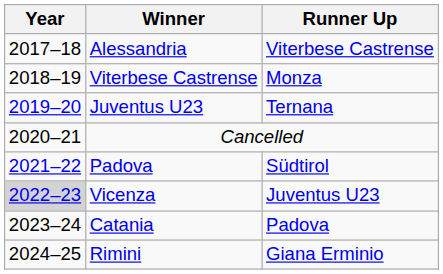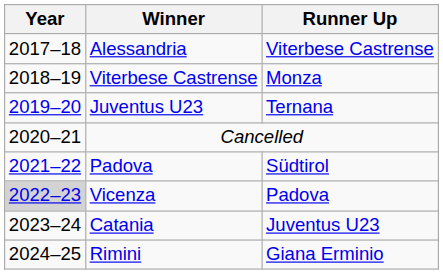(323, 195) Juventus U23 -> (298, 195) Padova
(298, 225) Padova -> (323, 225) Juventus U23
